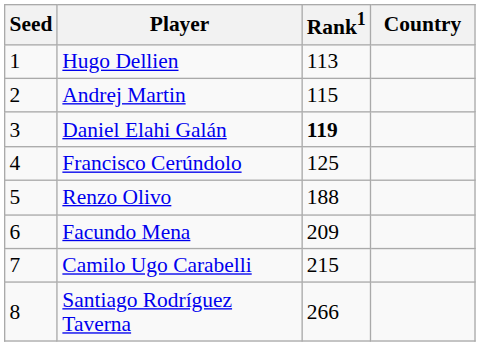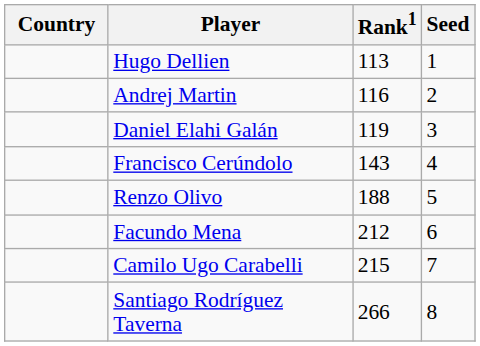columns swapped: (423, 24) <-> (31, 24)
(322, 95) 115 -> (373, 95) 116
(322, 129) bold -> (373, 129) normal
(323, 163) 125 -> (374, 163) 143
(323, 231) 209 -> (374, 231) 212
